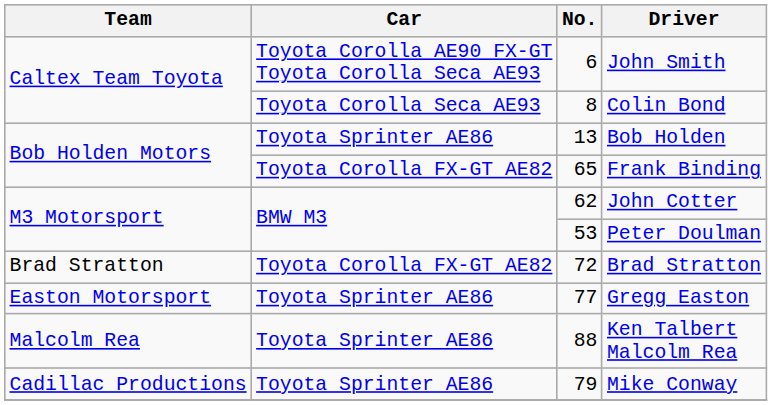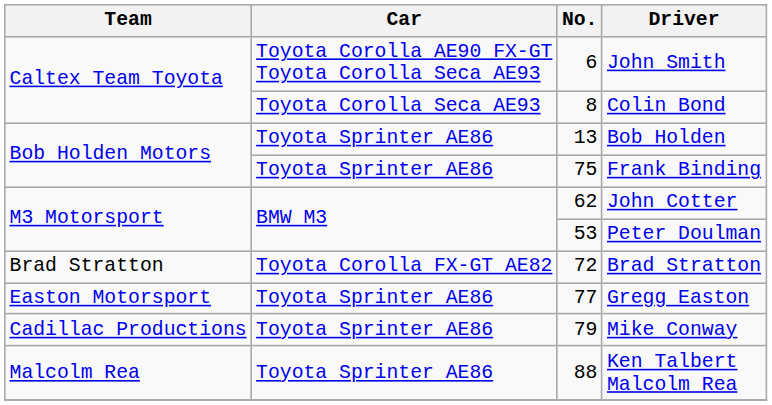(404, 171) Toyota Corolla FX-GT AE82 -> (375, 171) Toyota Sprinter AE86
(586, 171) 65 -> (586, 171) 75
rows swapped: (672, 385) <-> (672, 342)
